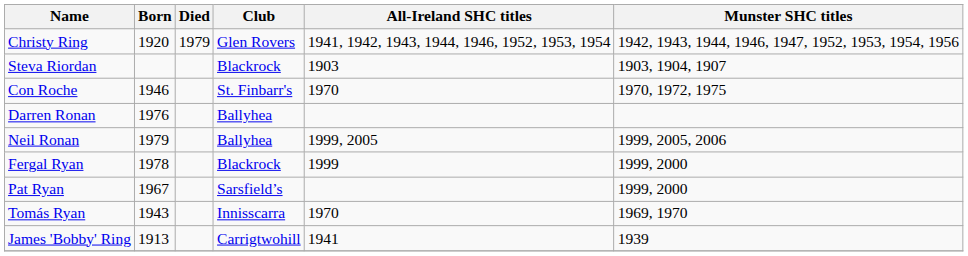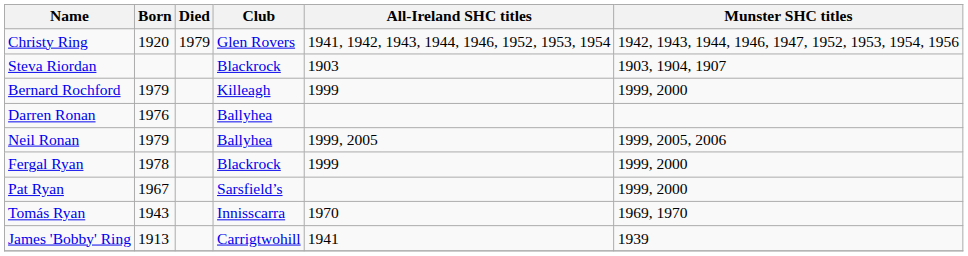- row: (43, 90)
+ row: (64, 90)
